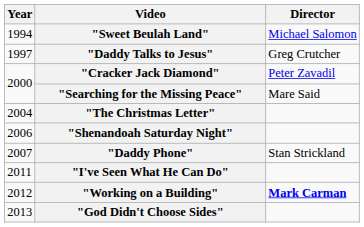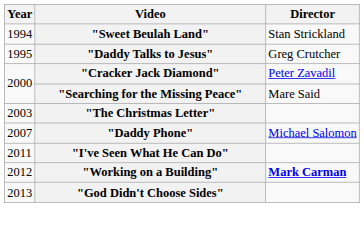(313, 34) Michael Salomon -> (307, 34) Stan Strickland
(20, 53) 1997 -> (20, 53) 1995
(20, 113) 2004 -> (20, 113) 2003
- row: (150, 133)
(307, 152) Stan Strickland -> (313, 133) Michael Salomon
